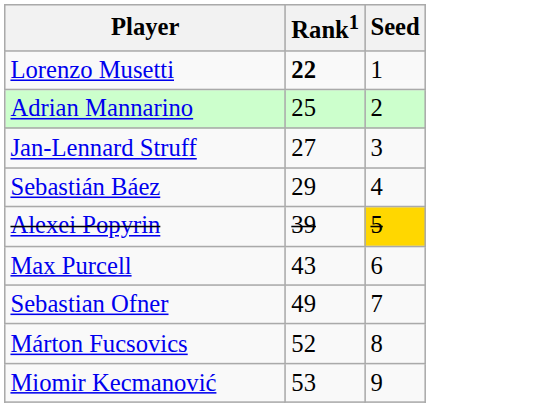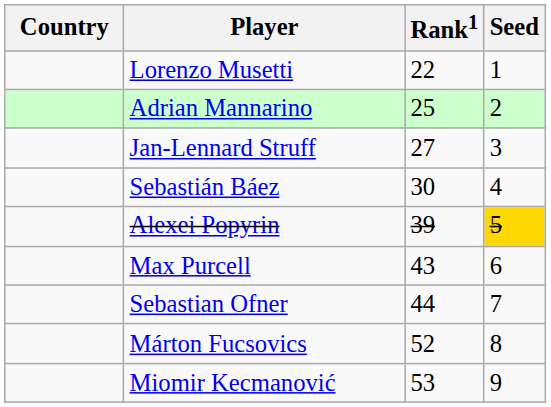+ column: (64, 27)
(304, 69) bold -> (423, 69) normal
(304, 187) 29 -> (423, 187) 30
(304, 304) 49 -> (423, 304) 44
